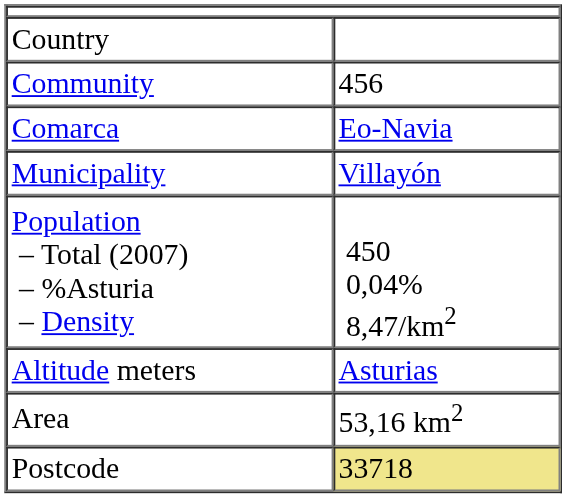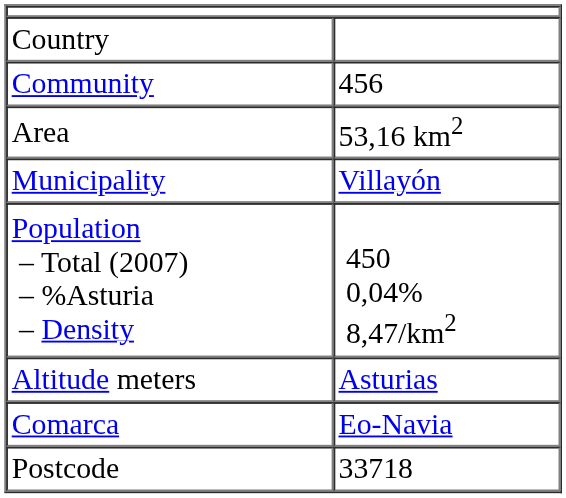rows swapped: (65, 128) <-> (41, 419)
(376, 467) khaki background -> (376, 467) no background
